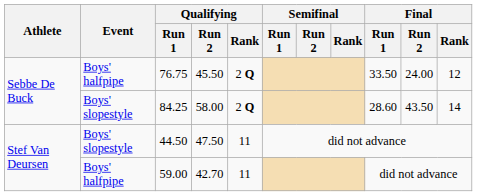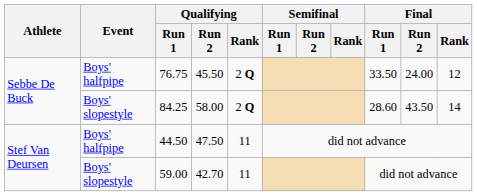(108, 140) Boys' slopestyle -> (103, 140) Boys' halfpipe
(103, 174) Boys' halfpipe -> (108, 174) Boys' slopestyle
